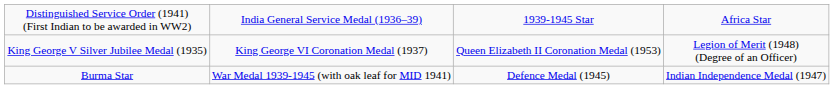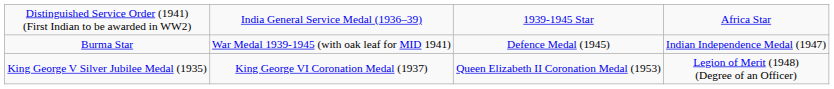rows swapped: (107, 75) <-> (107, 50)
